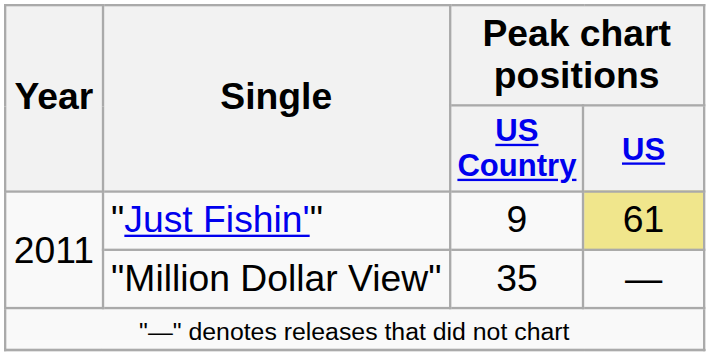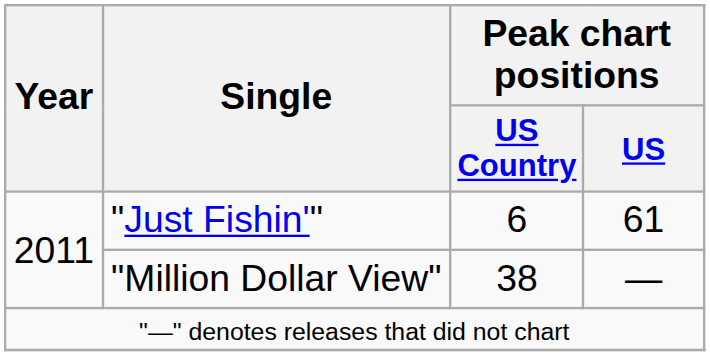(517, 219) 9 -> (517, 219) 6
(644, 219) khaki background -> (644, 219) no background
(517, 278) 35 -> (517, 278) 38
